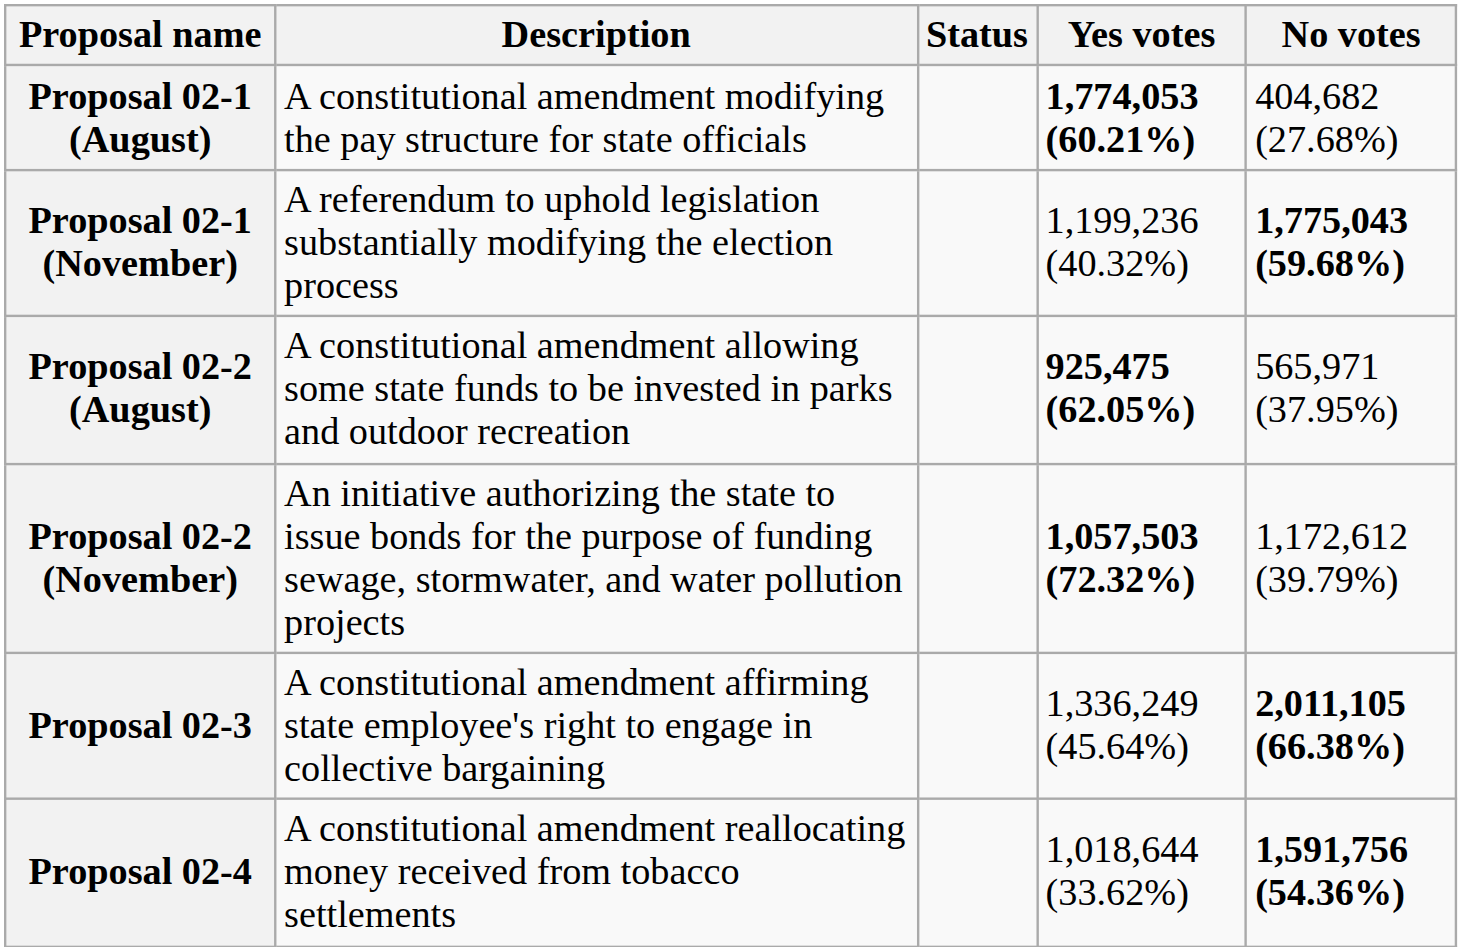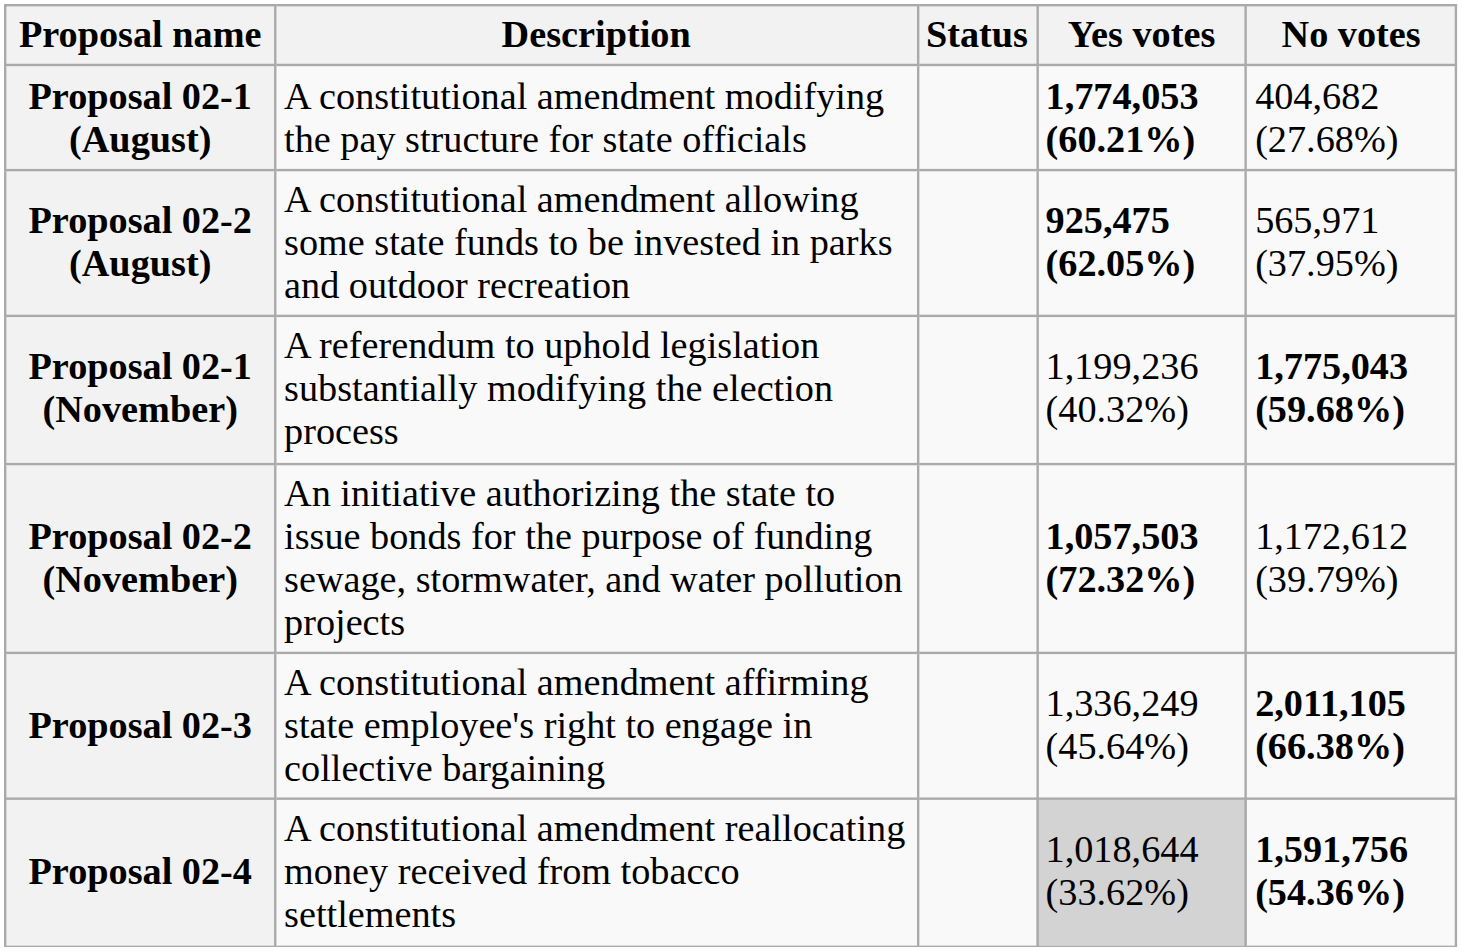rows swapped: (140, 388) <-> (140, 242)
(1122, 871) no background -> (1122, 871) lightgrey background
